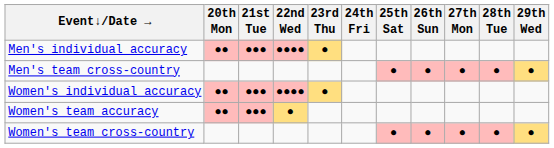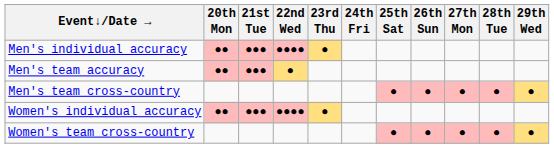+ row: (76, 71)
- row: (83, 112)
